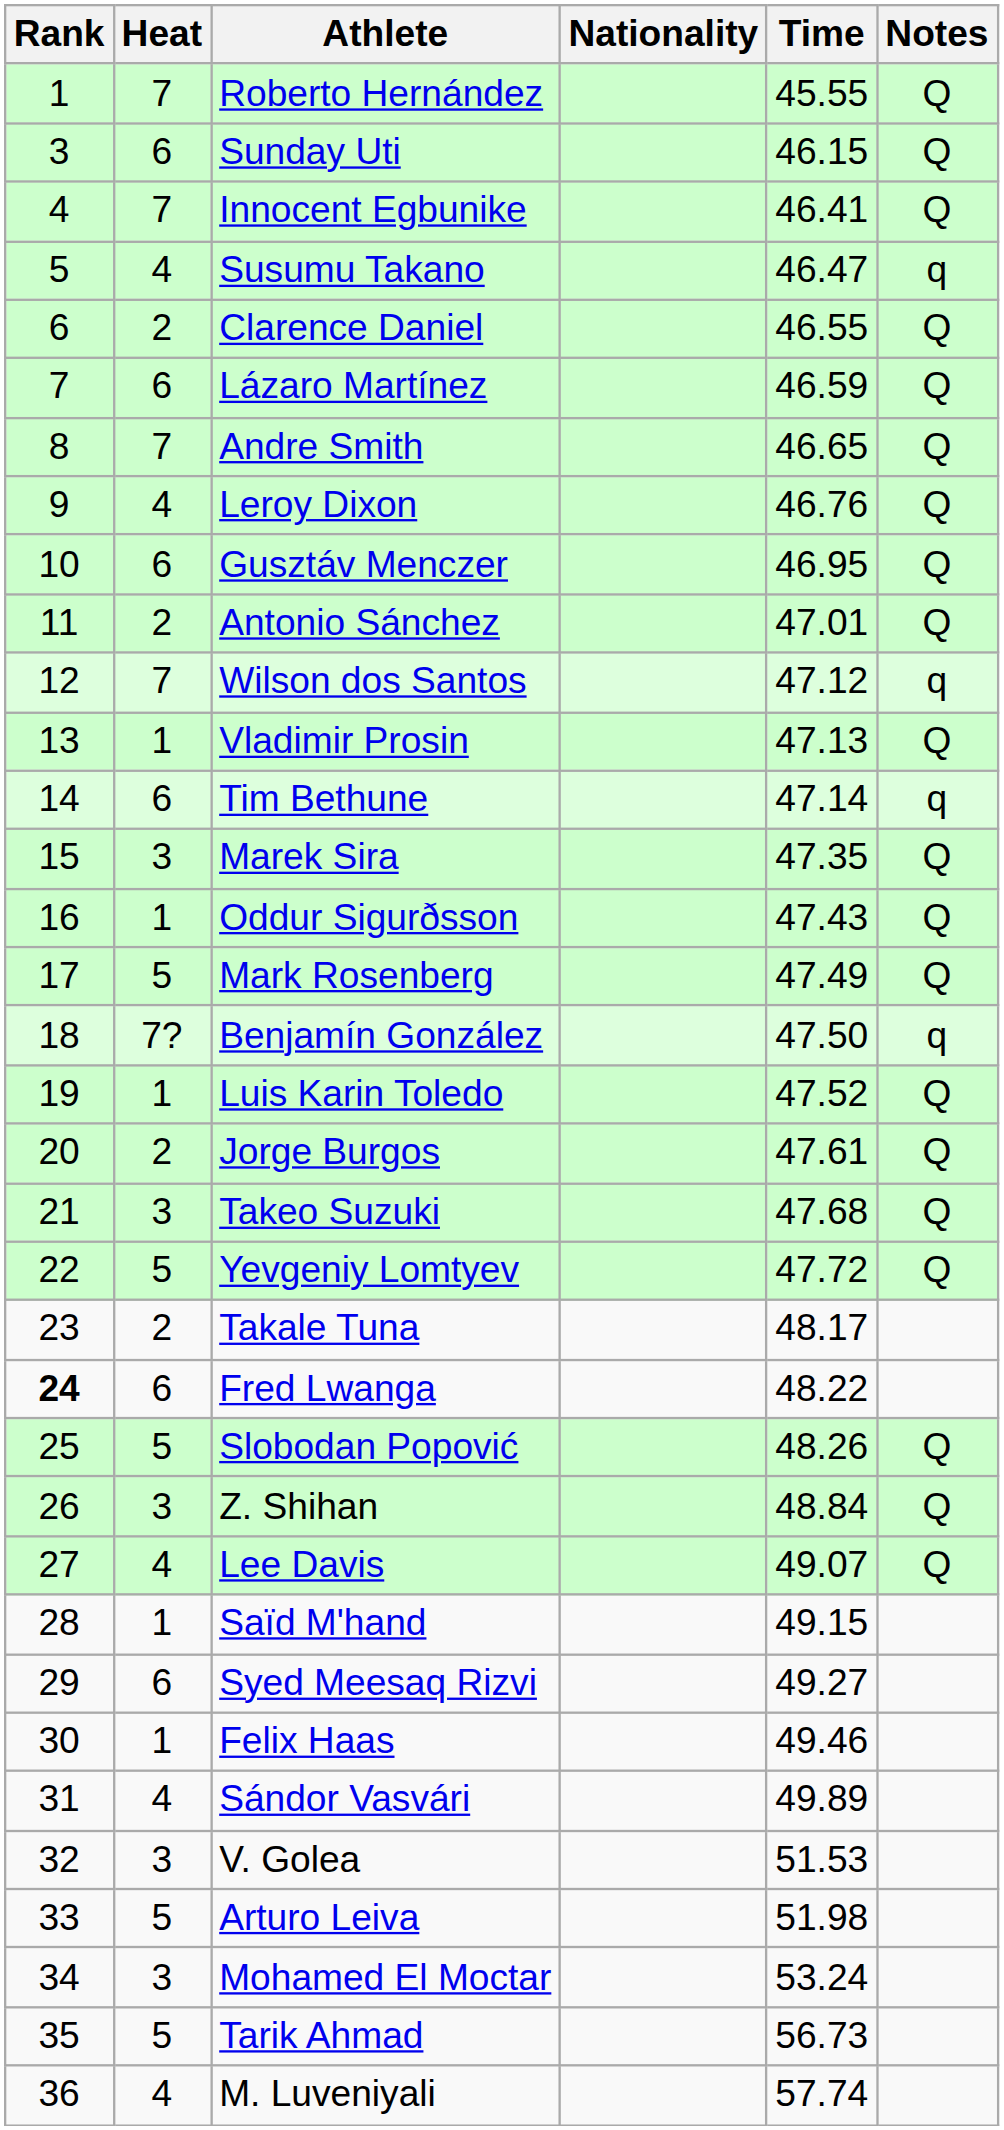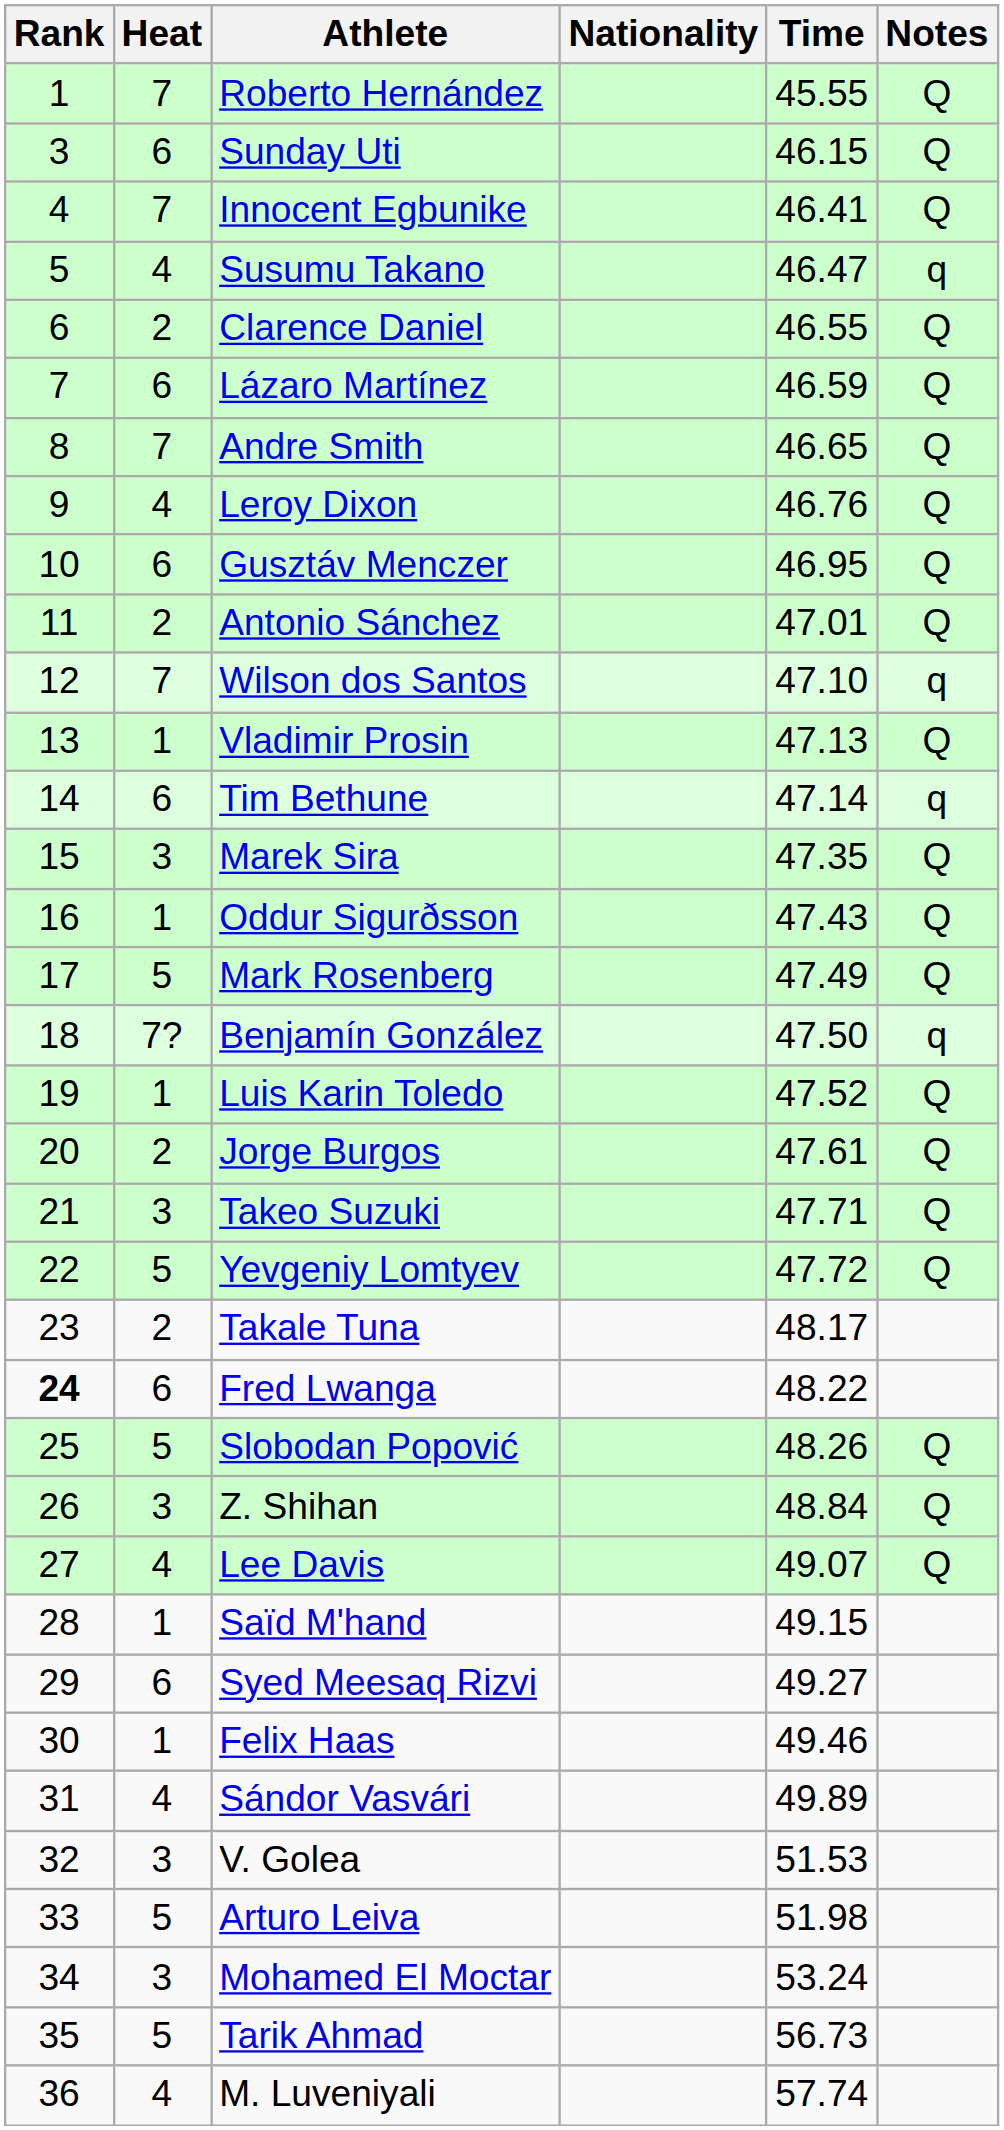(822, 681) 47.12 -> (822, 681) 47.10
(822, 1211) 47.68 -> (822, 1211) 47.71
